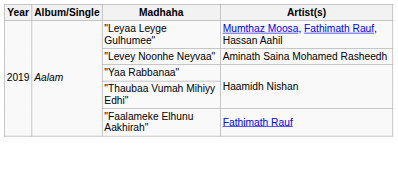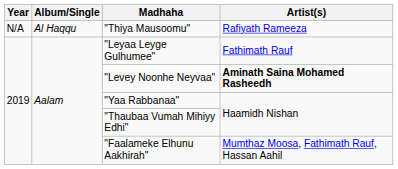+ row: (147, 28)
(300, 34) Mumthaz Moosa, Fathimath Rauf, Hassan Aahil -> (258, 50) Fathimath Rauf
(305, 56) normal -> (283, 78) bold
(258, 122) Fathimath Rauf -> (300, 150) Mumthaz Moosa, Fathimath Rauf, Hassan Aahil
